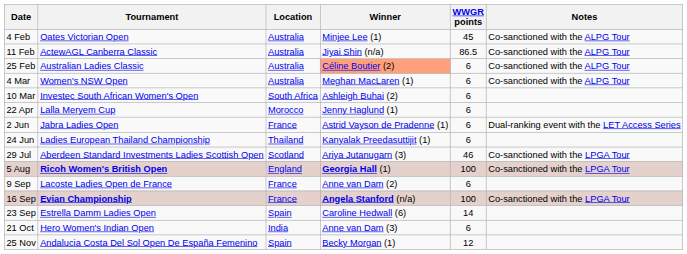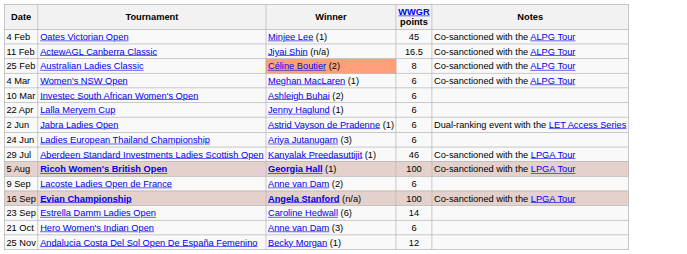- column: (293, 17)
(468, 52) 86.5 -> (414, 52) 16.5
(468, 66) 6 -> (414, 66) 8
(376, 140) Kanyalak Preedasuttijit (1) -> (310, 140) Ariya Jutanugarn (3)
(364, 154) Ariya Jutanugarn (3) -> (322, 154) Kanyalak Preedasuttijit (1)
